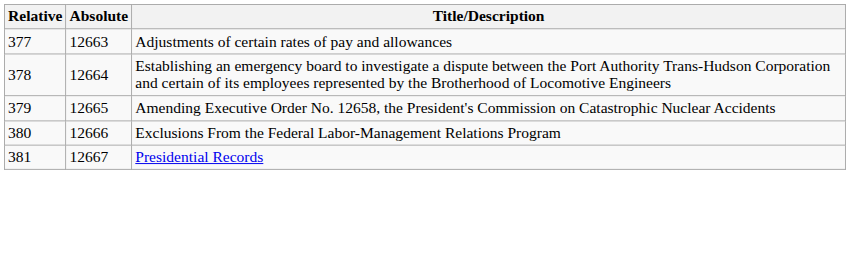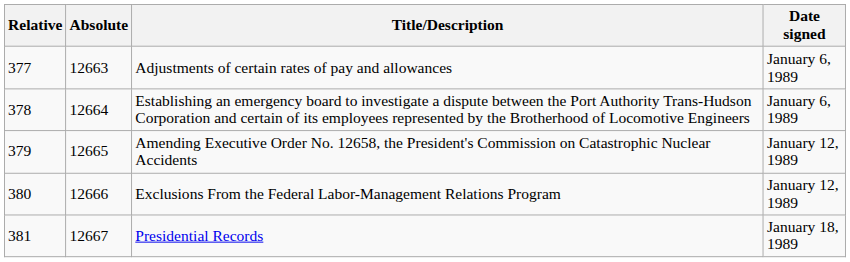+ column: (804, 25)
